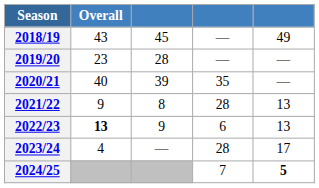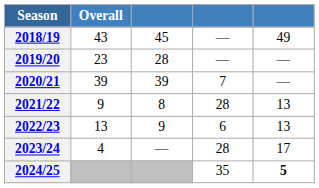(101, 82) 40 -> (101, 82) 39
(223, 82) 35 -> (223, 82) 7
(101, 126) bold -> (101, 126) normal
(223, 171) 7 -> (223, 171) 35
